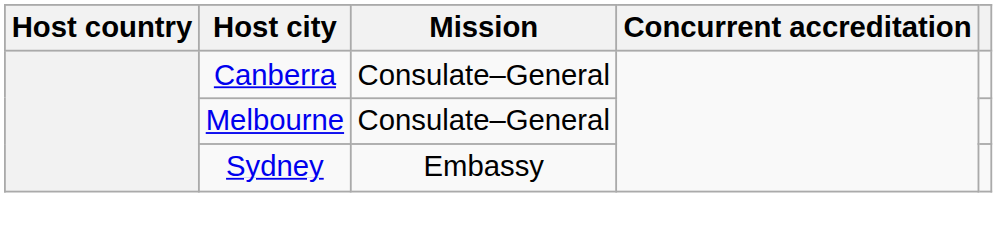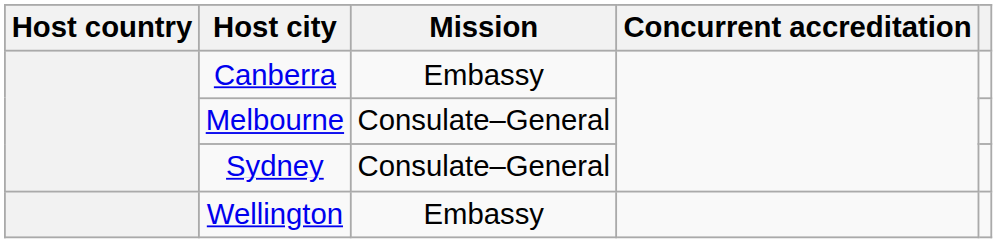(484, 74) Consulate–General -> (484, 74) Embassy
(484, 167) Embassy -> (484, 167) Consulate–General
+ row: (275, 213)
